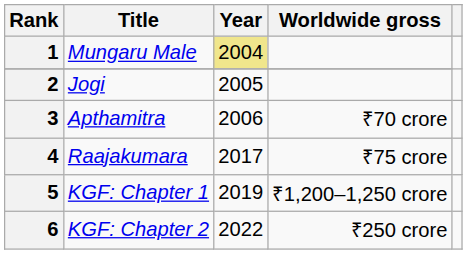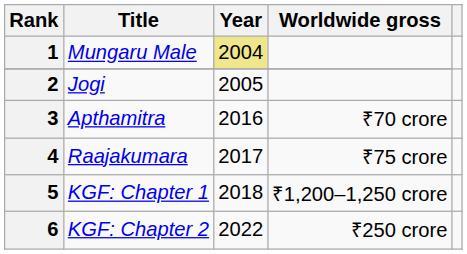(241, 118) 2006 -> (241, 118) 2016
(241, 192) 2019 -> (241, 192) 2018
